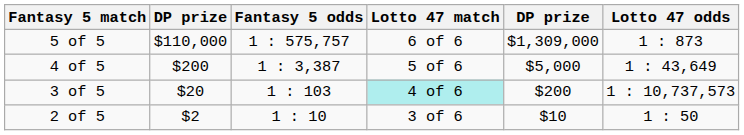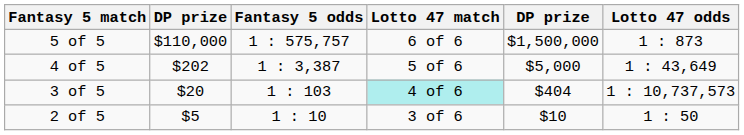(553, 42) $1,309,000 -> (553, 42) $1,500,000
(190, 67) $200 -> (190, 67) $202
(553, 92) $200 -> (553, 92) $404
(190, 117) $2 -> (190, 117) $5
